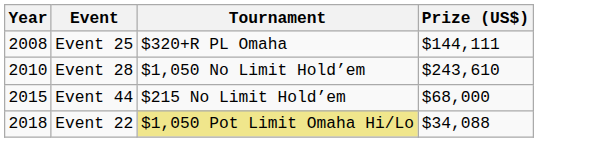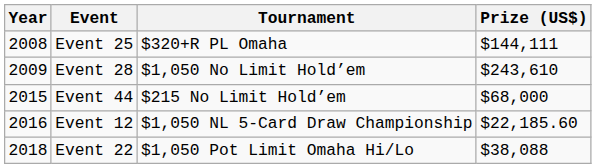(28, 71) 2010 -> (28, 71) 2009
+ row: (94, 124)
(278, 124) khaki background -> (278, 150) no background
(456, 124) $34,088 -> (514, 150) $38,088
